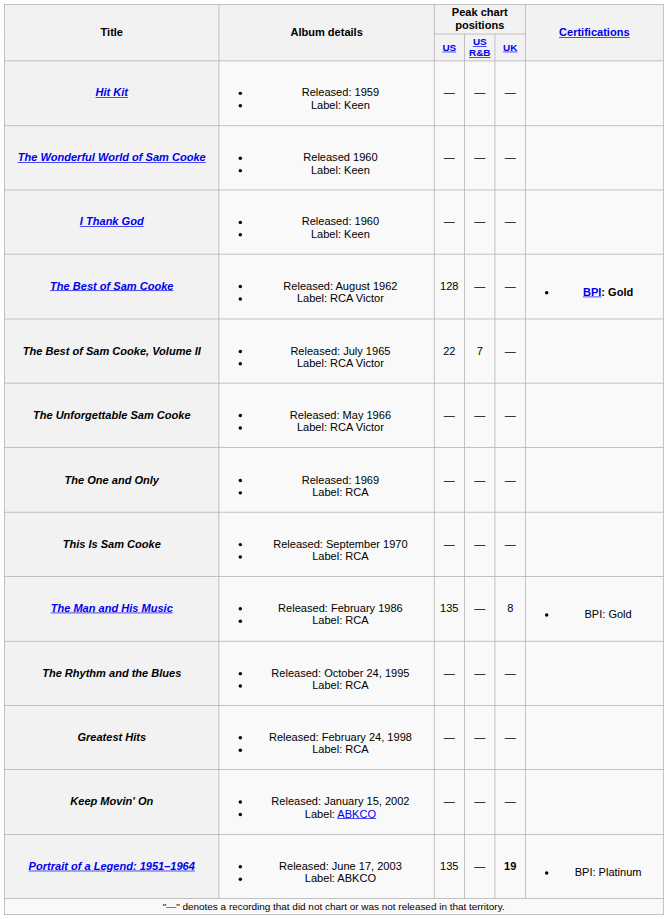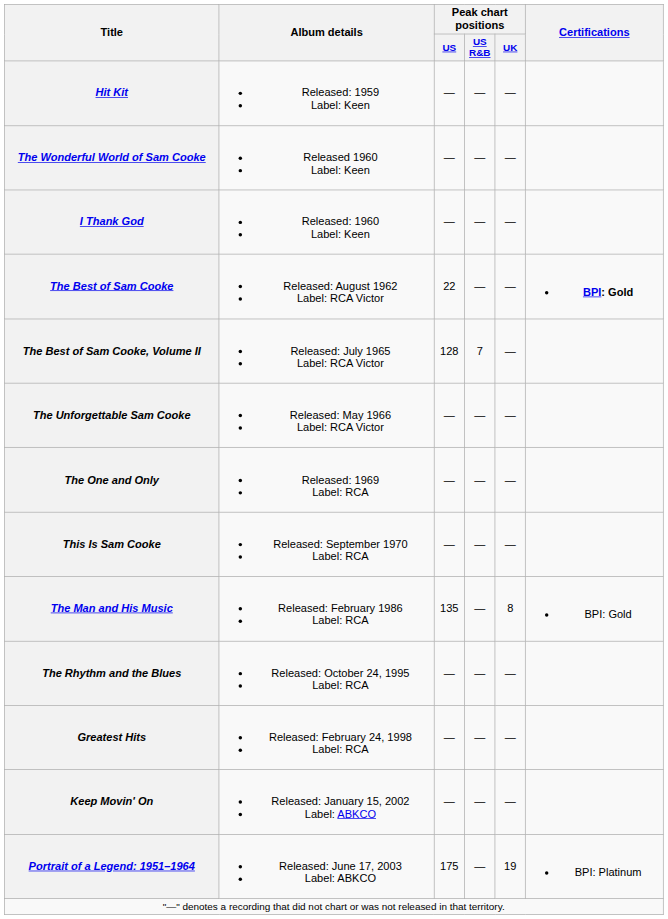(449, 286) 128 -> (449, 286) 22
(449, 351) 22 -> (449, 351) 128
(449, 866) 135 -> (449, 866) 175
(510, 866) bold -> (510, 866) normal
